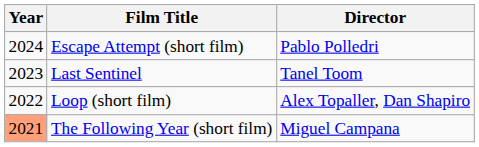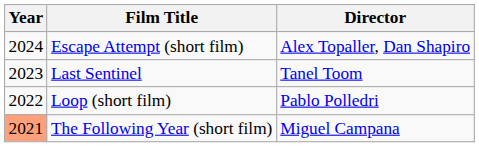(329, 45) Pablo Polledri -> (375, 45) Alex Topaller, Dan Shapiro
(375, 100) Alex Topaller, Dan Shapiro -> (329, 100) Pablo Polledri
